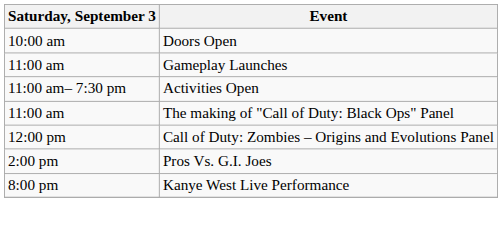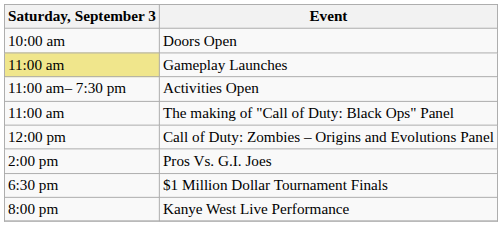(36, 64) no background -> (36, 64) khaki background
+ row: (275, 185)
